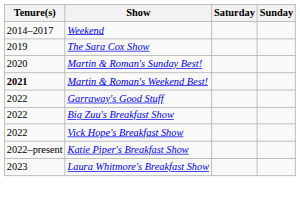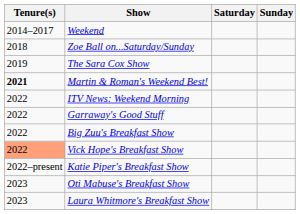+ row: (131, 47)
- row: (135, 64)
+ row: (128, 98)
(17, 133) no background -> (17, 150) lightsalmon background
+ row: (128, 184)
